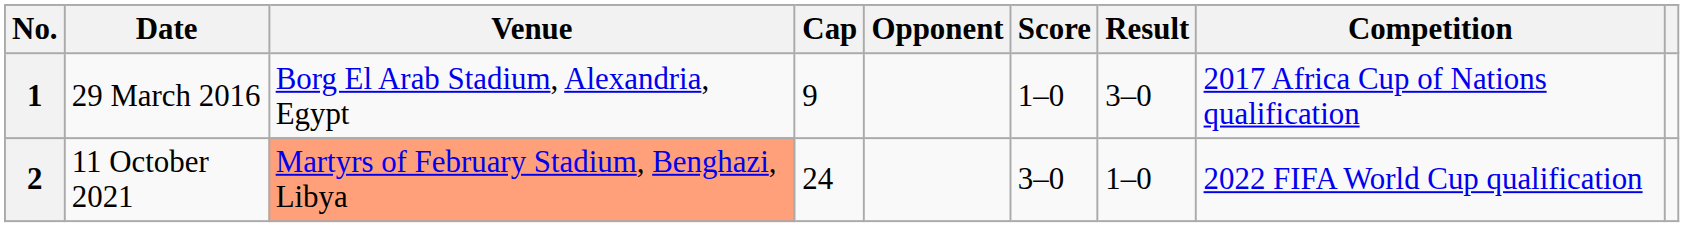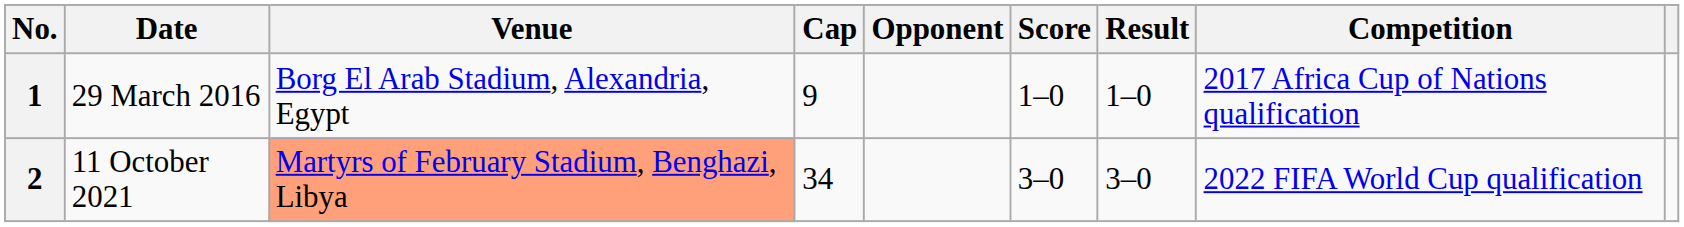(1128, 95) 3–0 -> (1128, 95) 1–0
(818, 179) 24 -> (818, 179) 34
(1128, 179) 1–0 -> (1128, 179) 3–0
